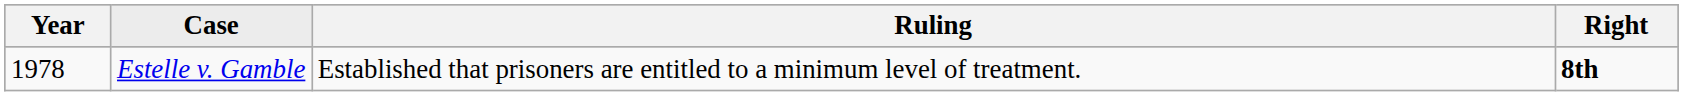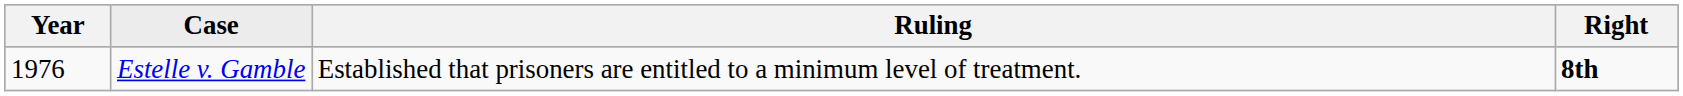(38, 68) 1978 -> (38, 68) 1976
